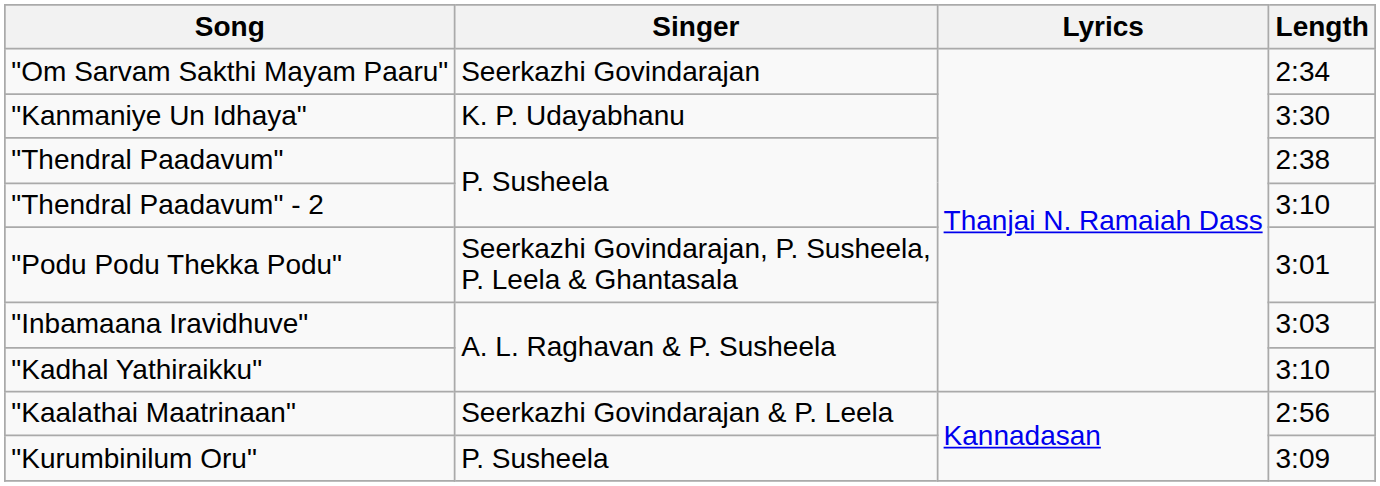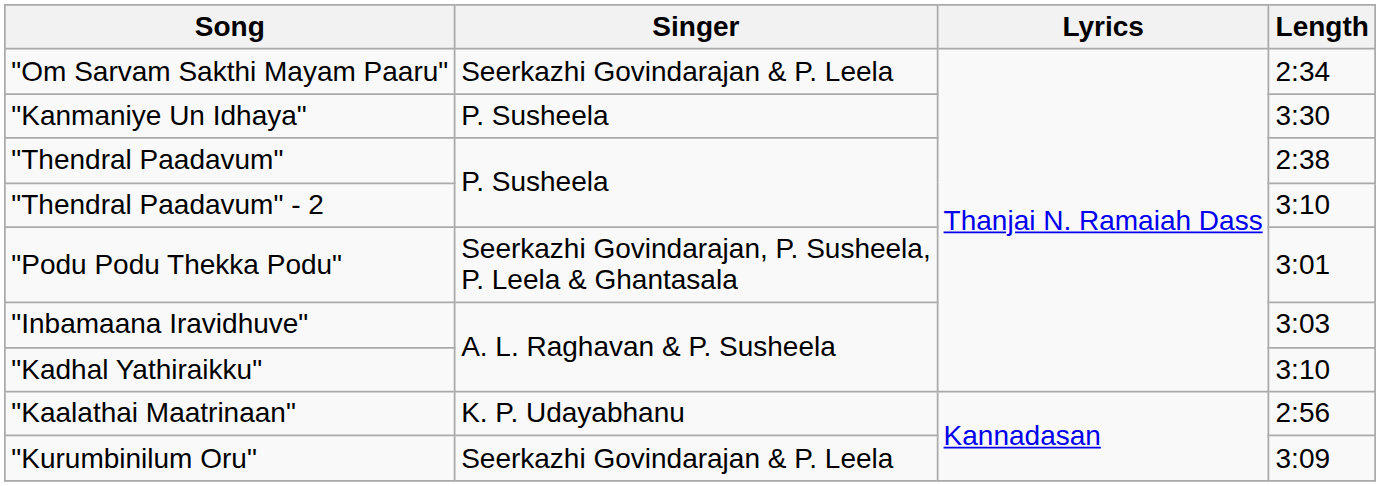(611, 71) Seerkazhi Govindarajan -> (677, 71) Seerkazhi Govindarajan & P. Leela
(573, 115) K. P. Udayabhanu -> (535, 115) P. Susheela
(677, 413) Seerkazhi Govindarajan & P. Leela -> (573, 413) K. P. Udayabhanu
(535, 457) P. Susheela -> (677, 457) Seerkazhi Govindarajan & P. Leela
